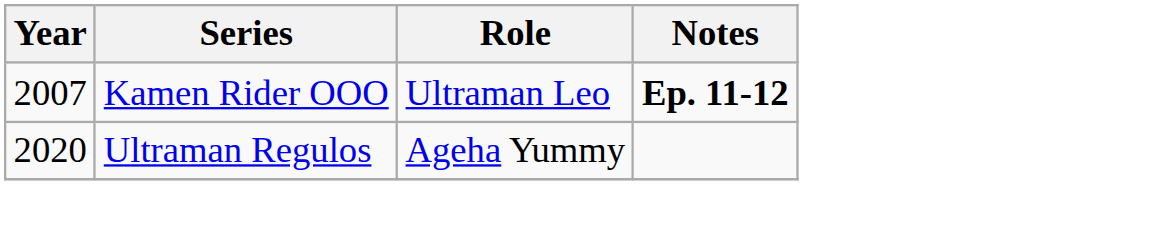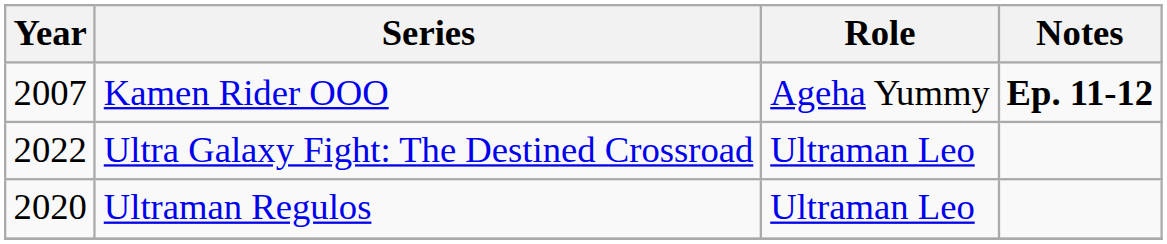(508, 91) Ultraman Leo -> (880, 91) Ageha Yummy
+ row: (429, 149)
(515, 149) Ageha Yummy -> (872, 207) Ultraman Leo
